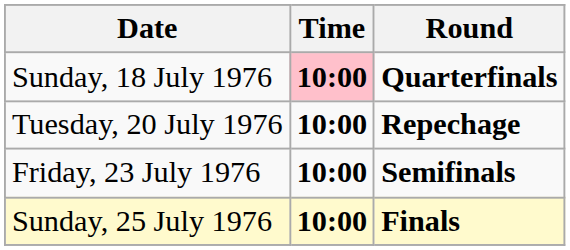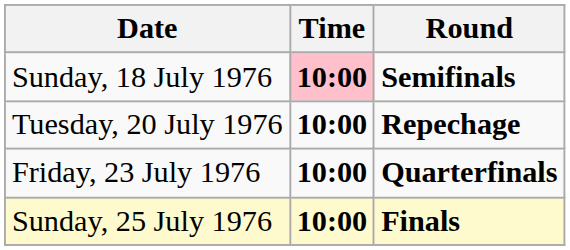(469, 76) Quarterfinals -> (448, 76) Semifinals
(448, 172) Semifinals -> (469, 172) Quarterfinals
